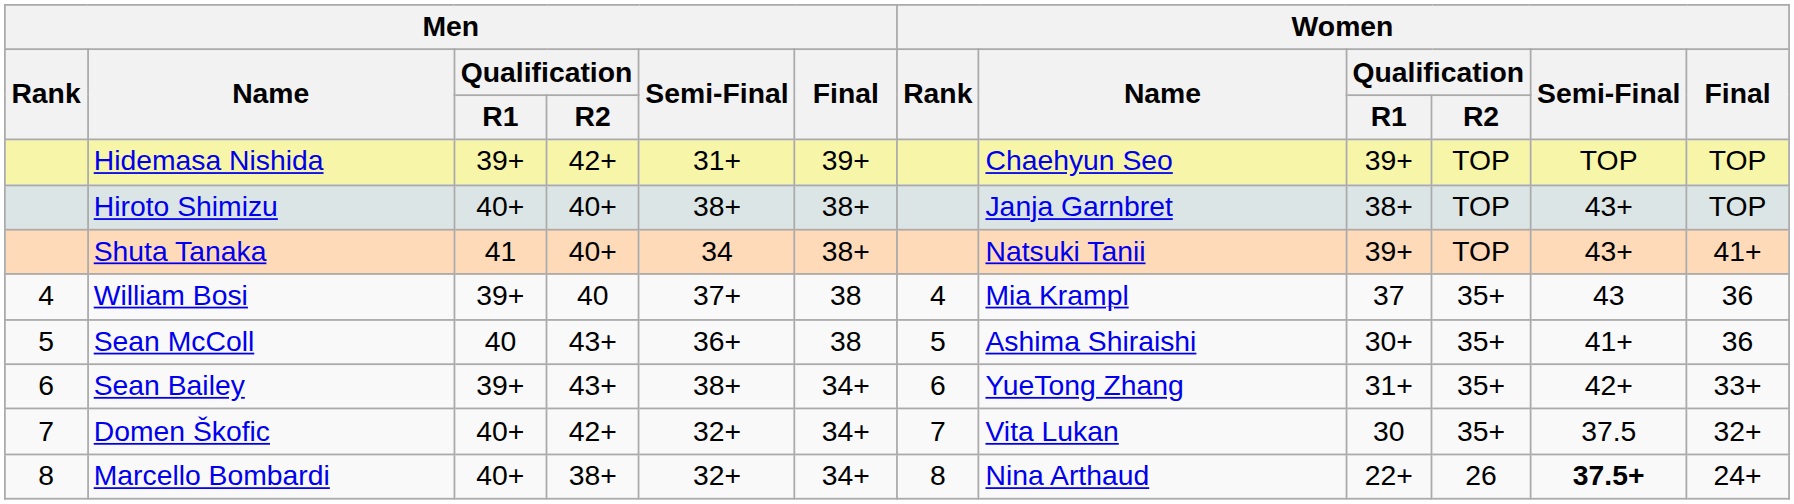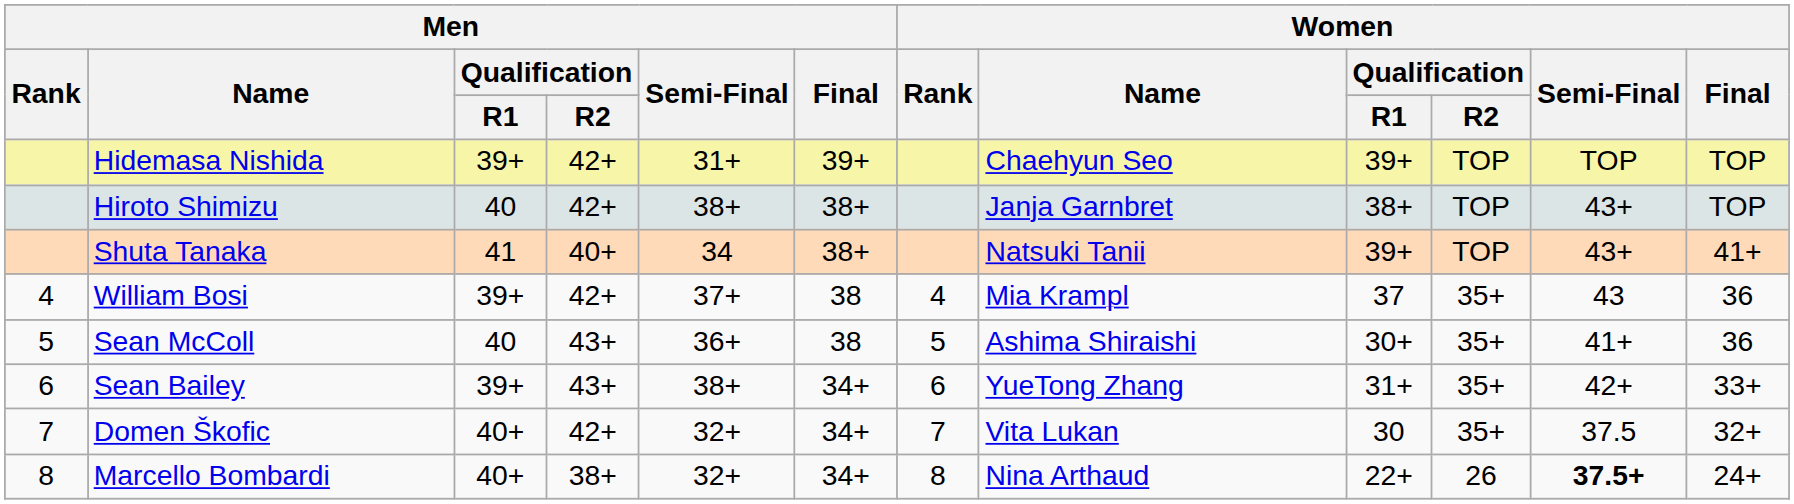(500, 206) 40+ -> (500, 206) 40
(593, 206) 40+ -> (593, 206) 42+
(593, 296) 40 -> (593, 296) 42+
